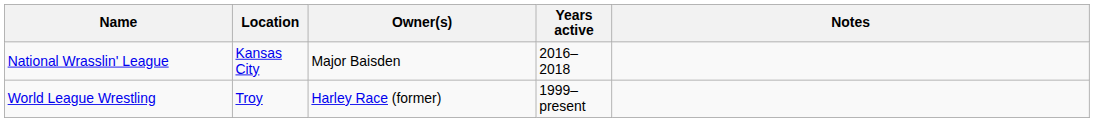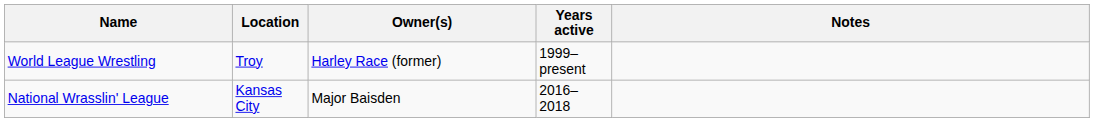rows swapped: (88, 61) <-> (82, 98)
